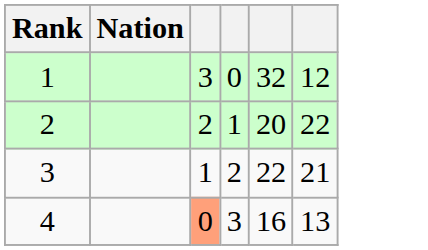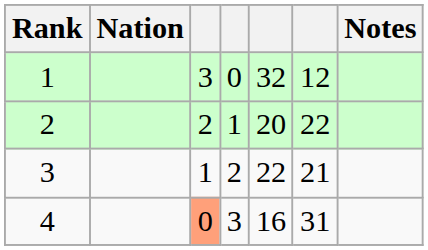+ column: (380, 28)
(315, 220) 13 -> (315, 220) 31
